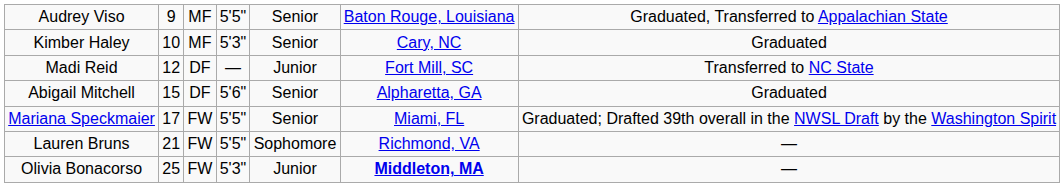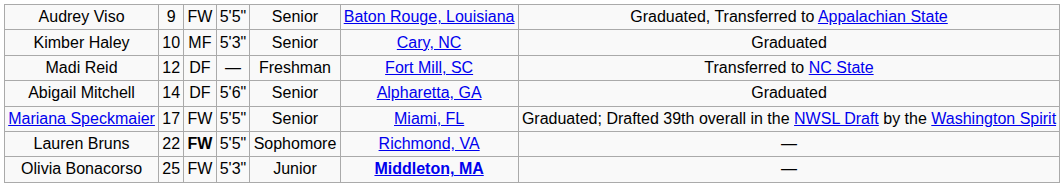(200, 17) MF -> (200, 17) FW
(295, 67) Junior -> (295, 67) Freshman
(171, 93) 15 -> (171, 93) 14
(171, 144) 21 -> (171, 144) 22
(200, 144) normal -> (200, 144) bold
